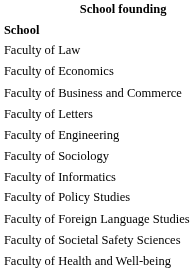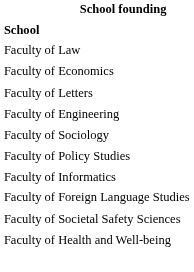- row: (93, 92)
rows swapped: (60, 176) <-> (67, 197)
